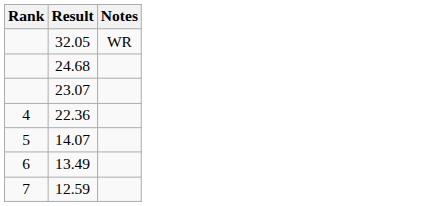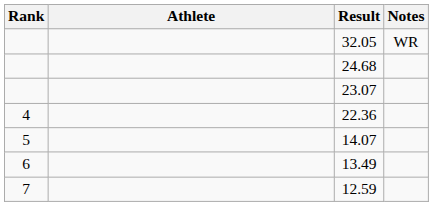+ column: (191, 16)
